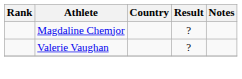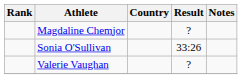+ row: (74, 47)
